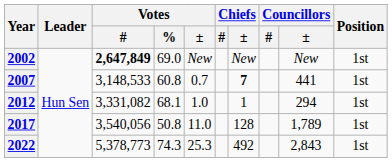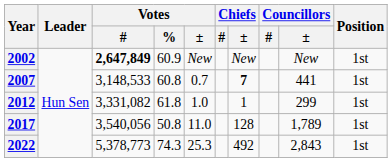(169, 59) 69.0 -> (169, 59) 60.9
(169, 102) 68.1 -> (169, 102) 61.8
(306, 102) 294 -> (306, 102) 299
